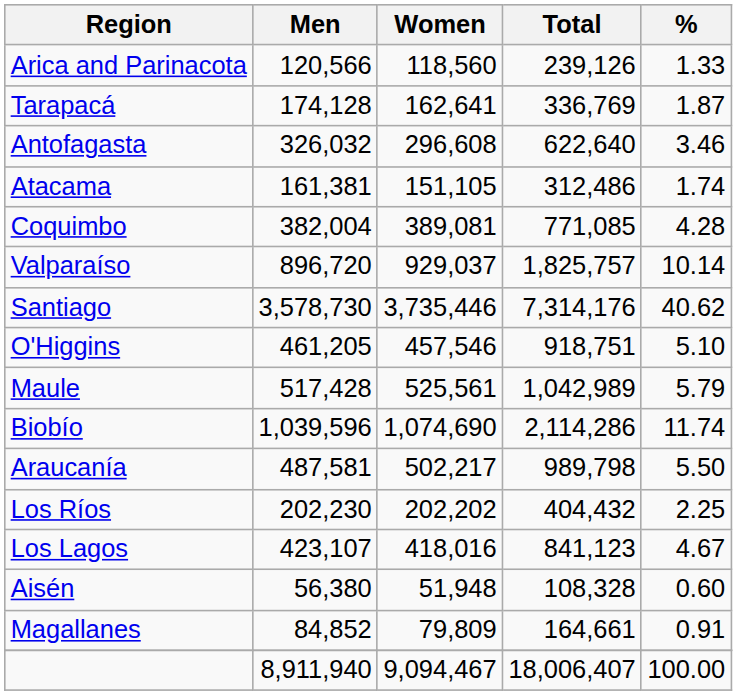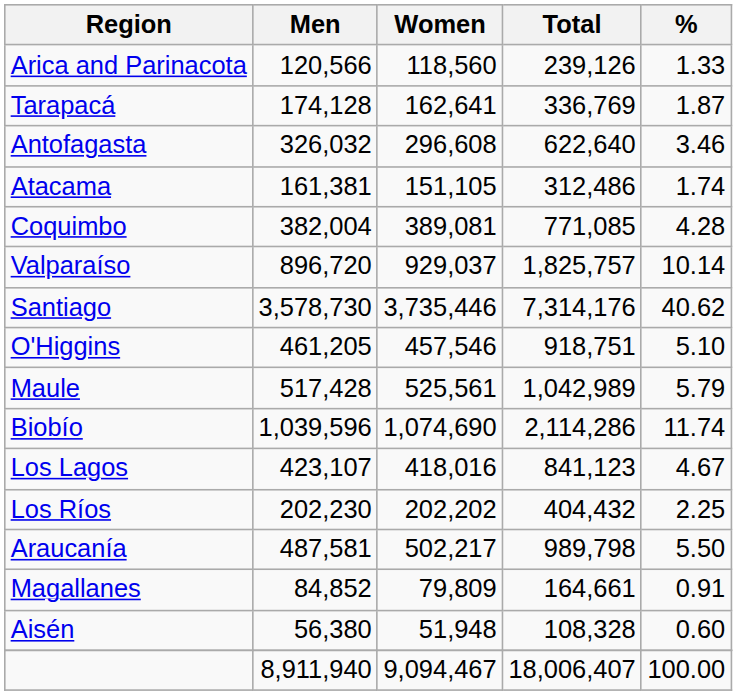rows swapped: (69, 468) <-> (69, 549)
rows swapped: (42, 589) <-> (76, 629)
